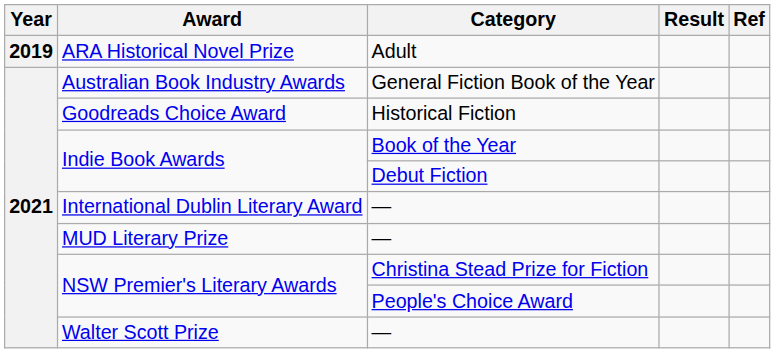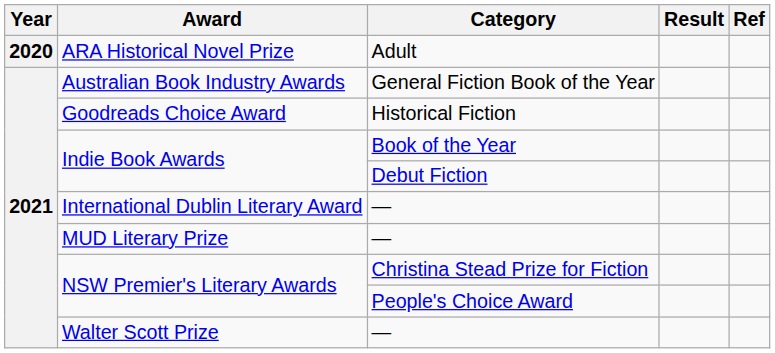(31, 51) 2019 -> (31, 51) 2020
